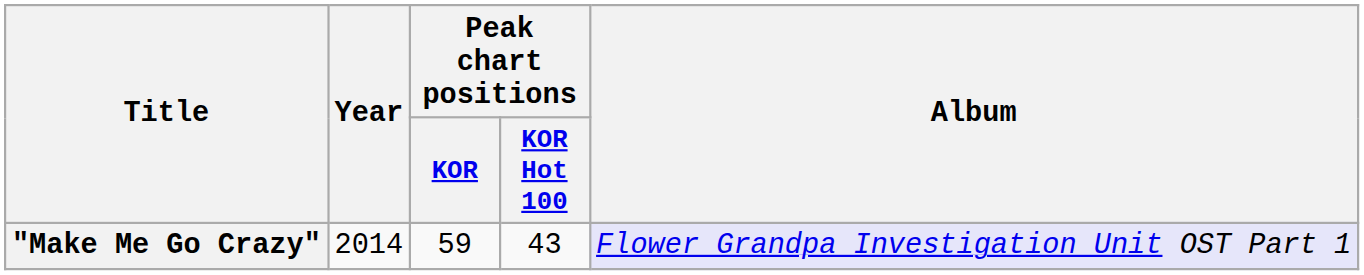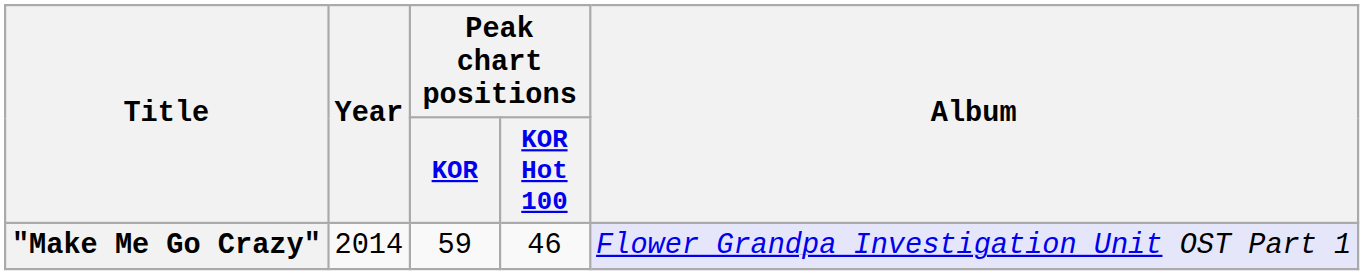(544, 246) 43 -> (544, 246) 46
